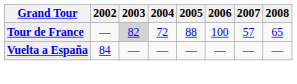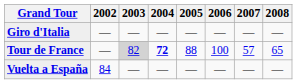+ row: (38, 32)
(162, 32) normal -> (162, 50) bold
